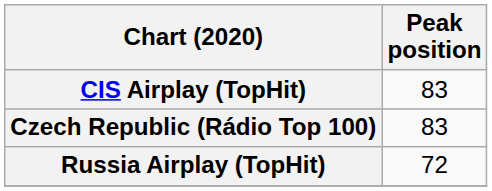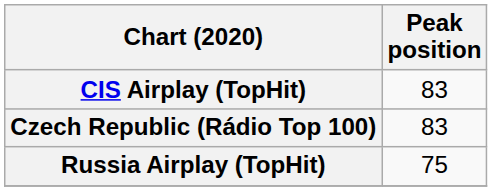(434, 165) 72 -> (434, 165) 75
